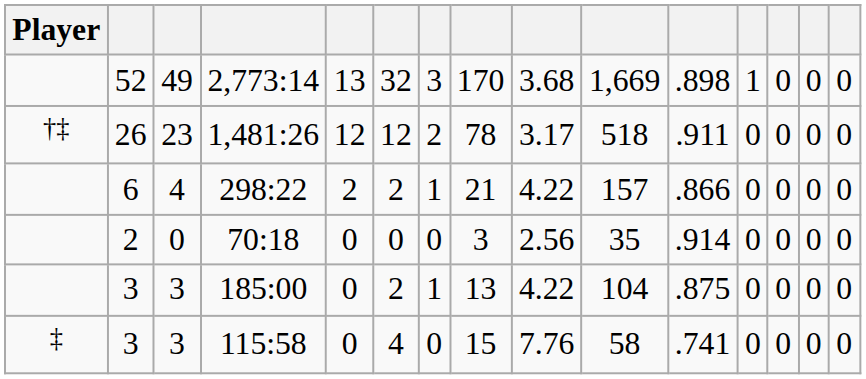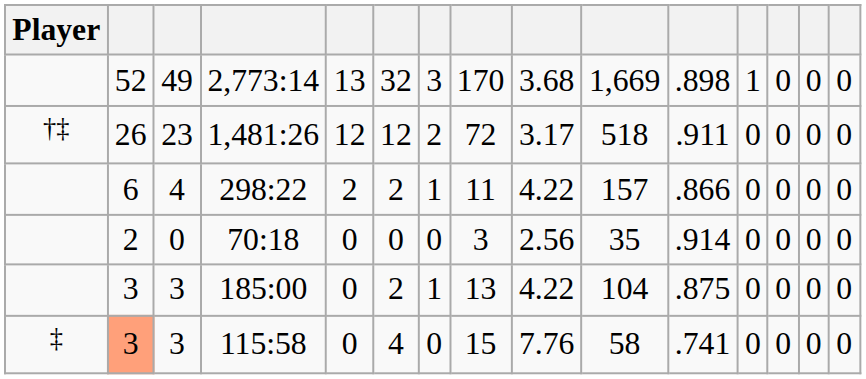(481, 134) 78 -> (481, 134) 72
(481, 188) 21 -> (481, 188) 11
(131, 343) no background -> (131, 343) lightsalmon background
